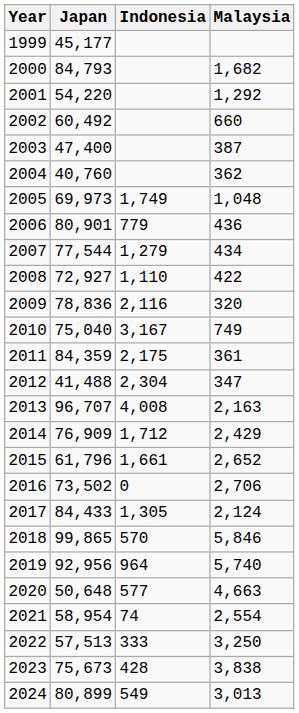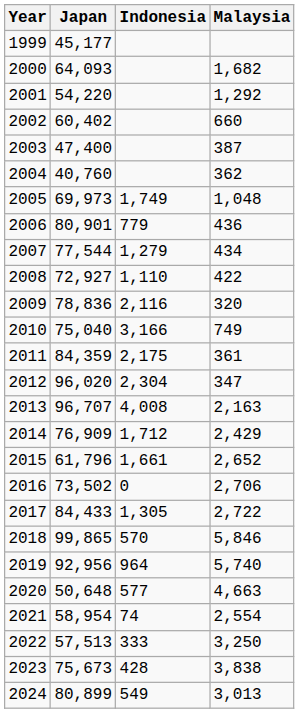(83, 70) 84,793 -> (83, 70) 64,093
(83, 122) 60,492 -> (83, 122) 60,402
(144, 330) 3,167 -> (144, 330) 3,166
(83, 382) 41,488 -> (83, 382) 96,020
(238, 513) 2,124 -> (238, 513) 2,722
